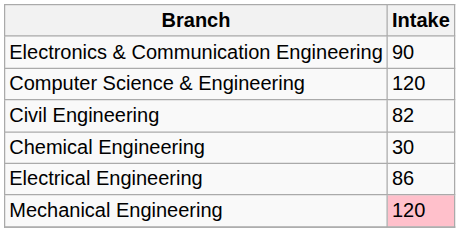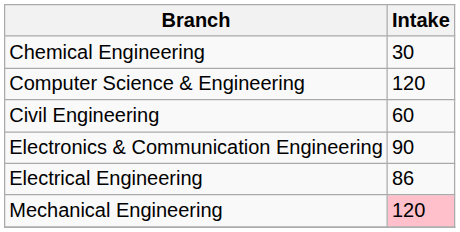rows swapped: (107, 147) <-> (196, 52)
(403, 115) 82 -> (403, 115) 60
